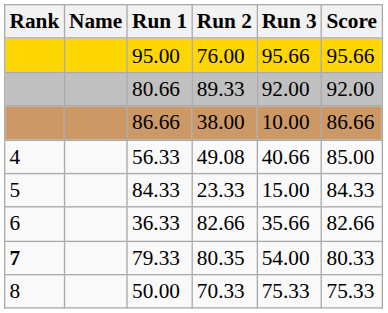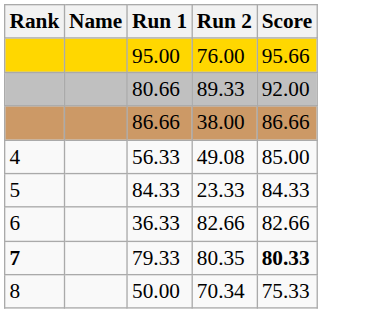- column: (289, 21)
(350, 257) normal -> (286, 257) bold
(221, 291) 70.33 -> (221, 291) 70.34
